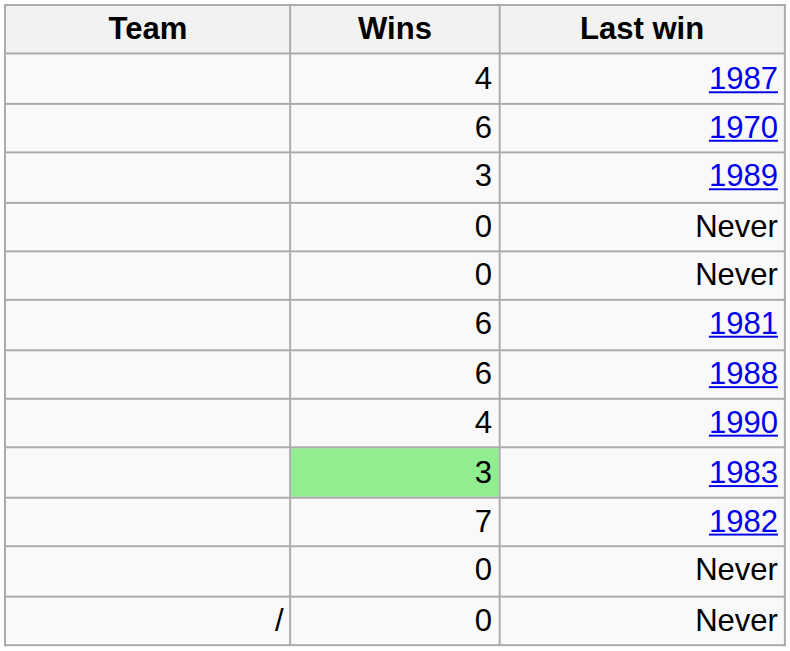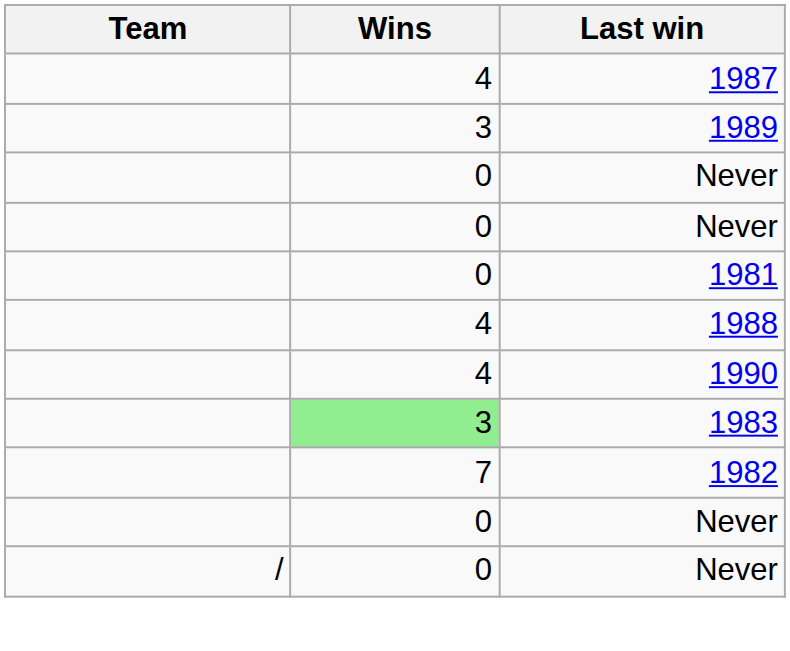- row: (148, 128)
(483, 324) 6 -> (483, 275) 0
(483, 373) 6 -> (483, 324) 4
